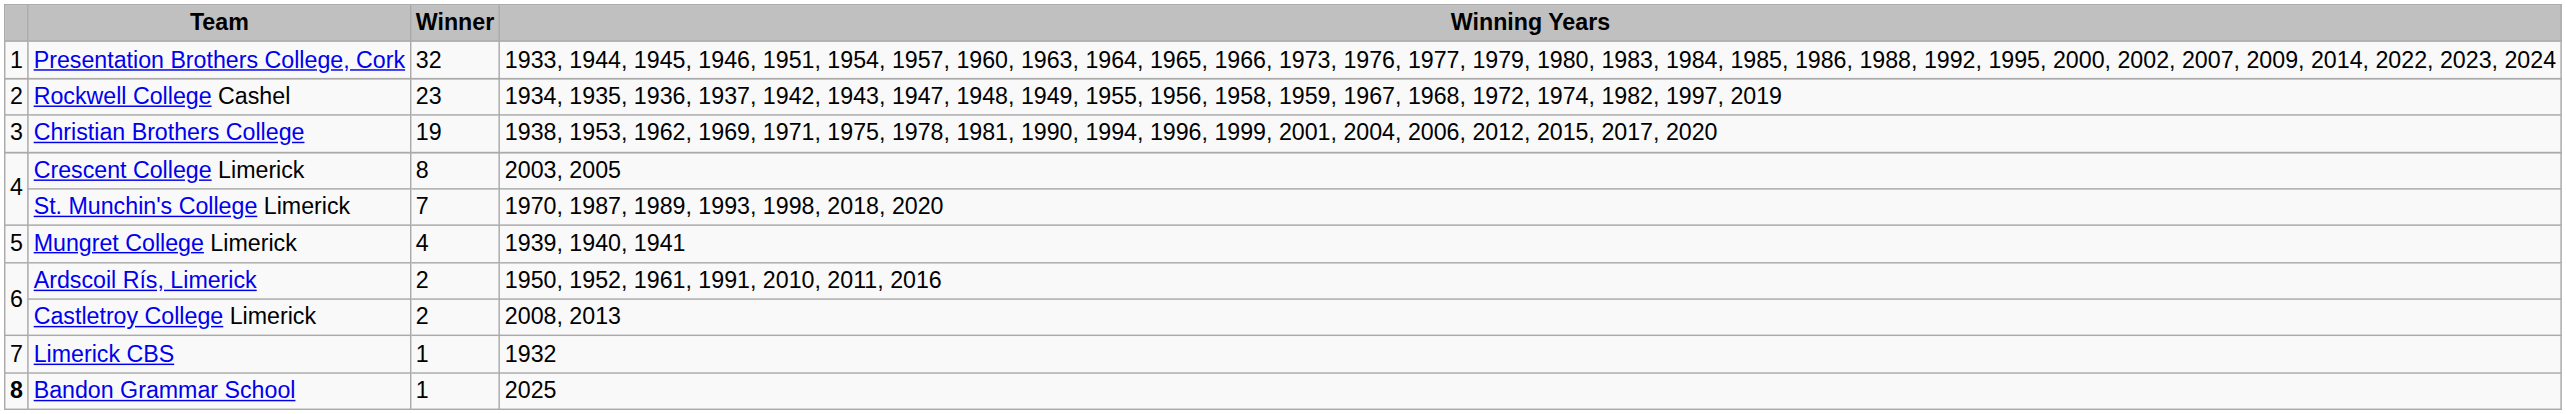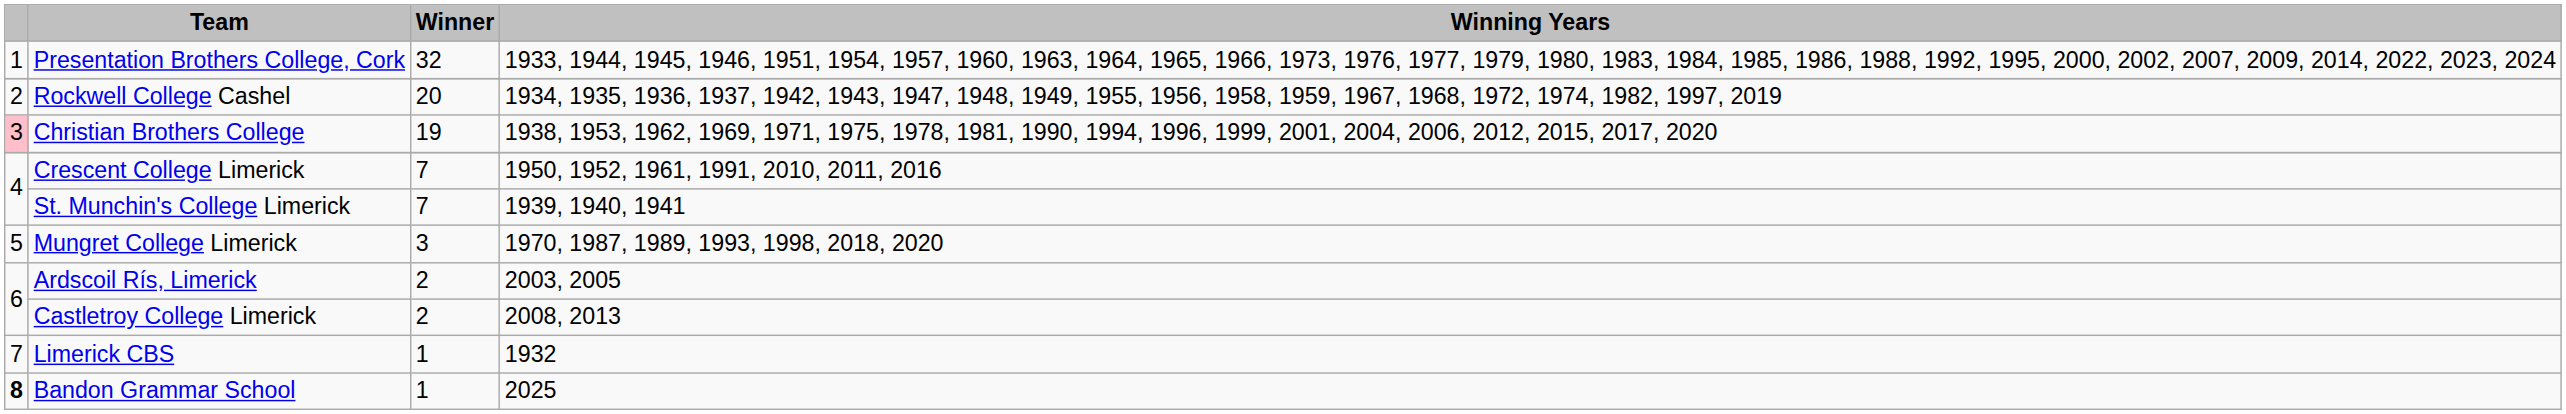(429, 96) 23 -> (429, 96) 20
(17, 133) no background -> (17, 133) pink background
(422, 170) 8 -> (422, 170) 7
(563, 170) 2003, 2005 -> (723, 170) 1950, 1952, 1961, 1991, 2010, 2011, 2016
(724, 206) 1970, 1987, 1989, 1993, 1998, 2018, 2020 -> (595, 206) 1939, 1940, 1941
(422, 243) 4 -> (422, 243) 3
(595, 243) 1939, 1940, 1941 -> (724, 243) 1970, 1987, 1989, 1993, 1998, 2018, 2020
(723, 280) 1950, 1952, 1961, 1991, 2010, 2011, 2016 -> (563, 280) 2003, 2005
